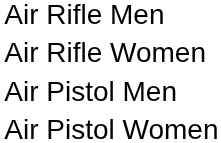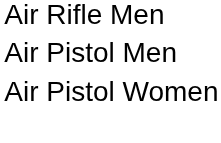- row: (105, 53)
